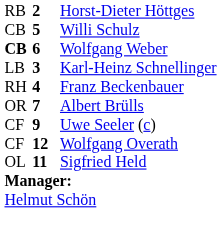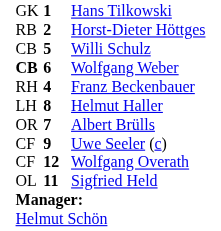+ row: (121, 11)
- row: (138, 67)
+ row: (117, 105)
